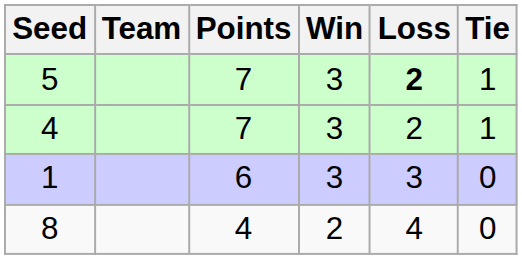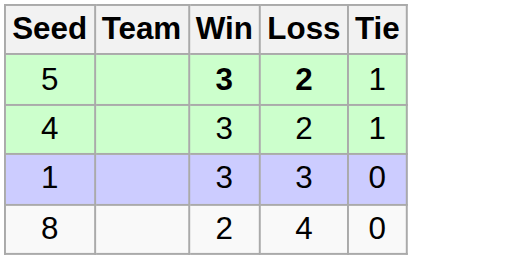- column: (244, 29)
(335, 79) normal -> (224, 79) bold
